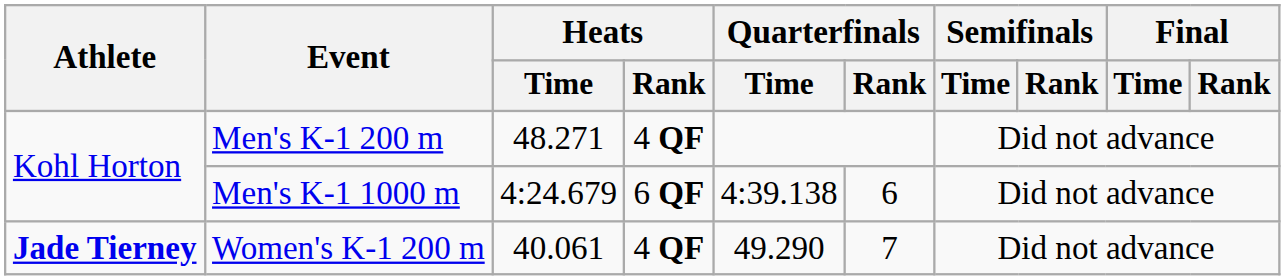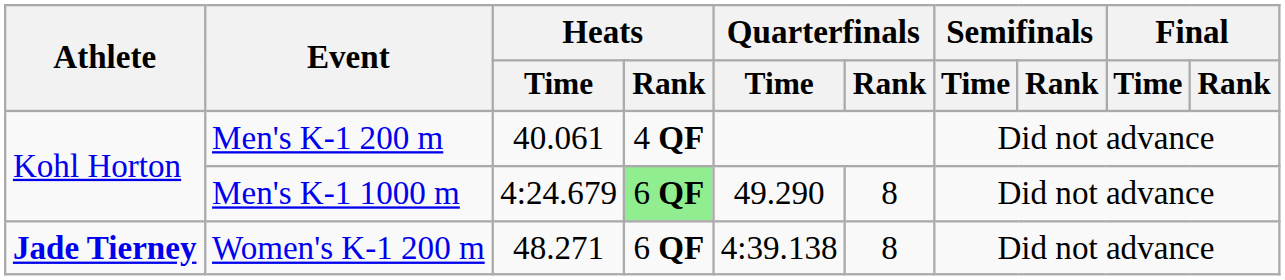(559, 138) 48.271 -> (559, 138) 40.061
(669, 193) no background -> (669, 193) lightgreen background
(779, 193) 4:39.138 -> (779, 193) 49.290
(889, 193) 6 -> (889, 193) 8
(559, 247) 40.061 -> (559, 247) 48.271
(669, 247) 4 QF -> (669, 247) 6 QF
(779, 247) 49.290 -> (779, 247) 4:39.138
(889, 247) 7 -> (889, 247) 8
